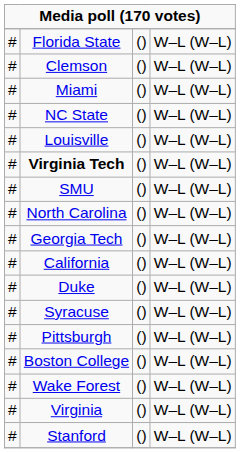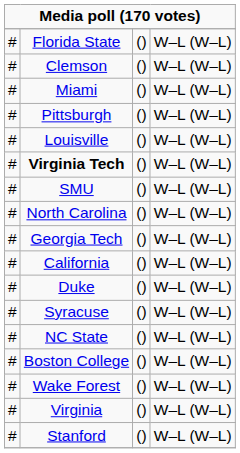rows swapped: (76, 115) <-> (76, 336)
